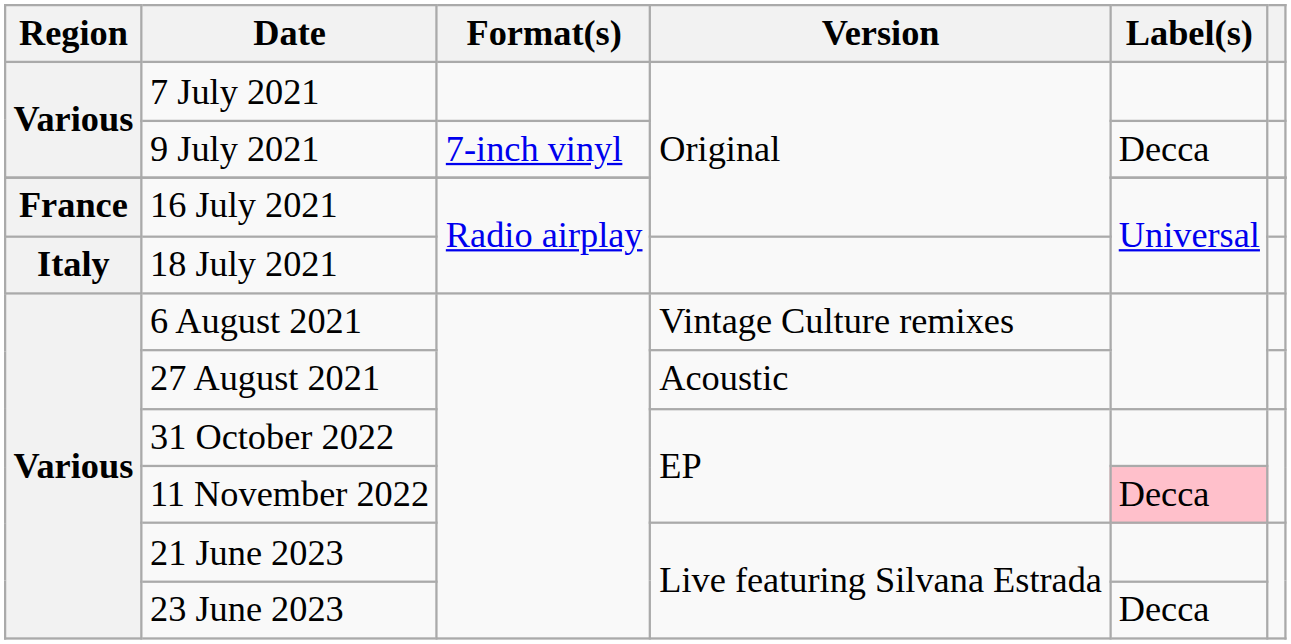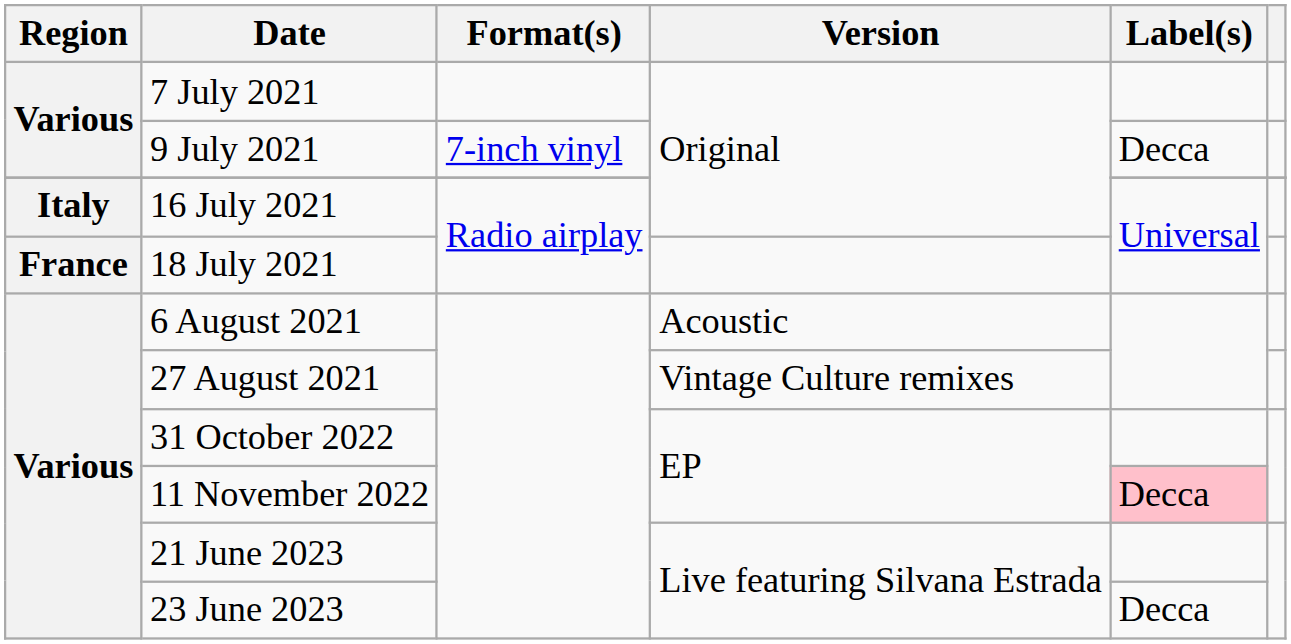(73, 206) France -> (73, 206) Italy
(73, 263) Italy -> (73, 263) France
(837, 321) Vintage Culture remixes -> (724, 321) Acoustic
(724, 378) Acoustic -> (837, 378) Vintage Culture remixes
